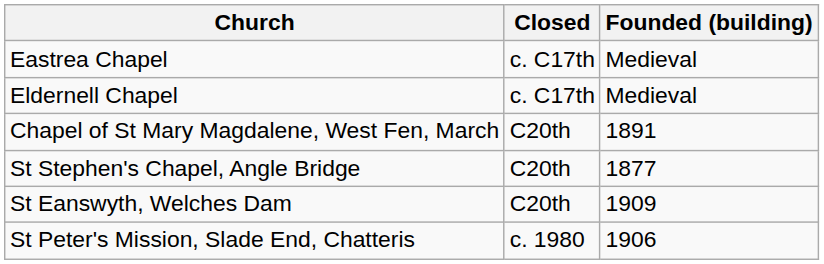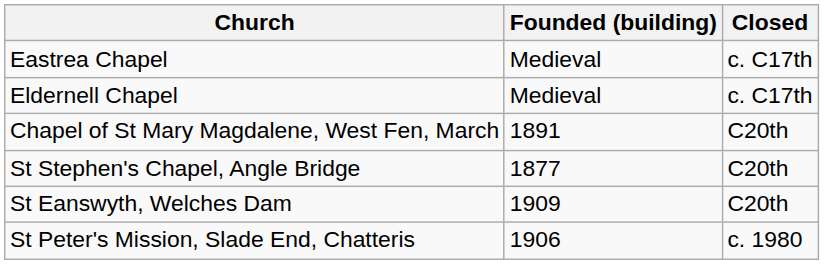columns swapped: (709, 22) <-> (552, 22)
